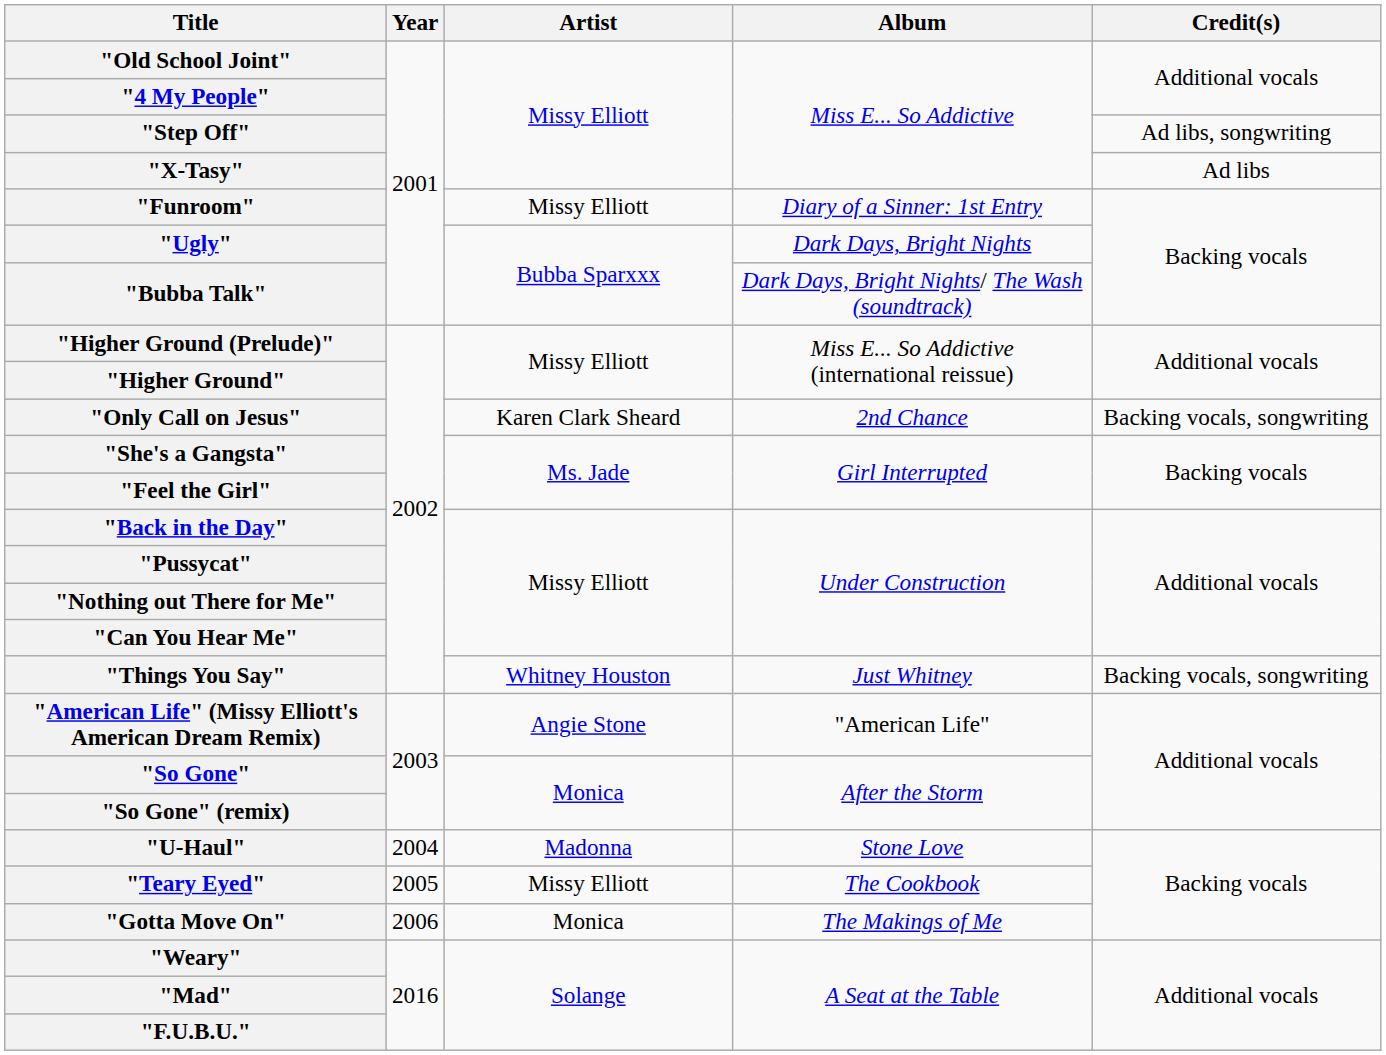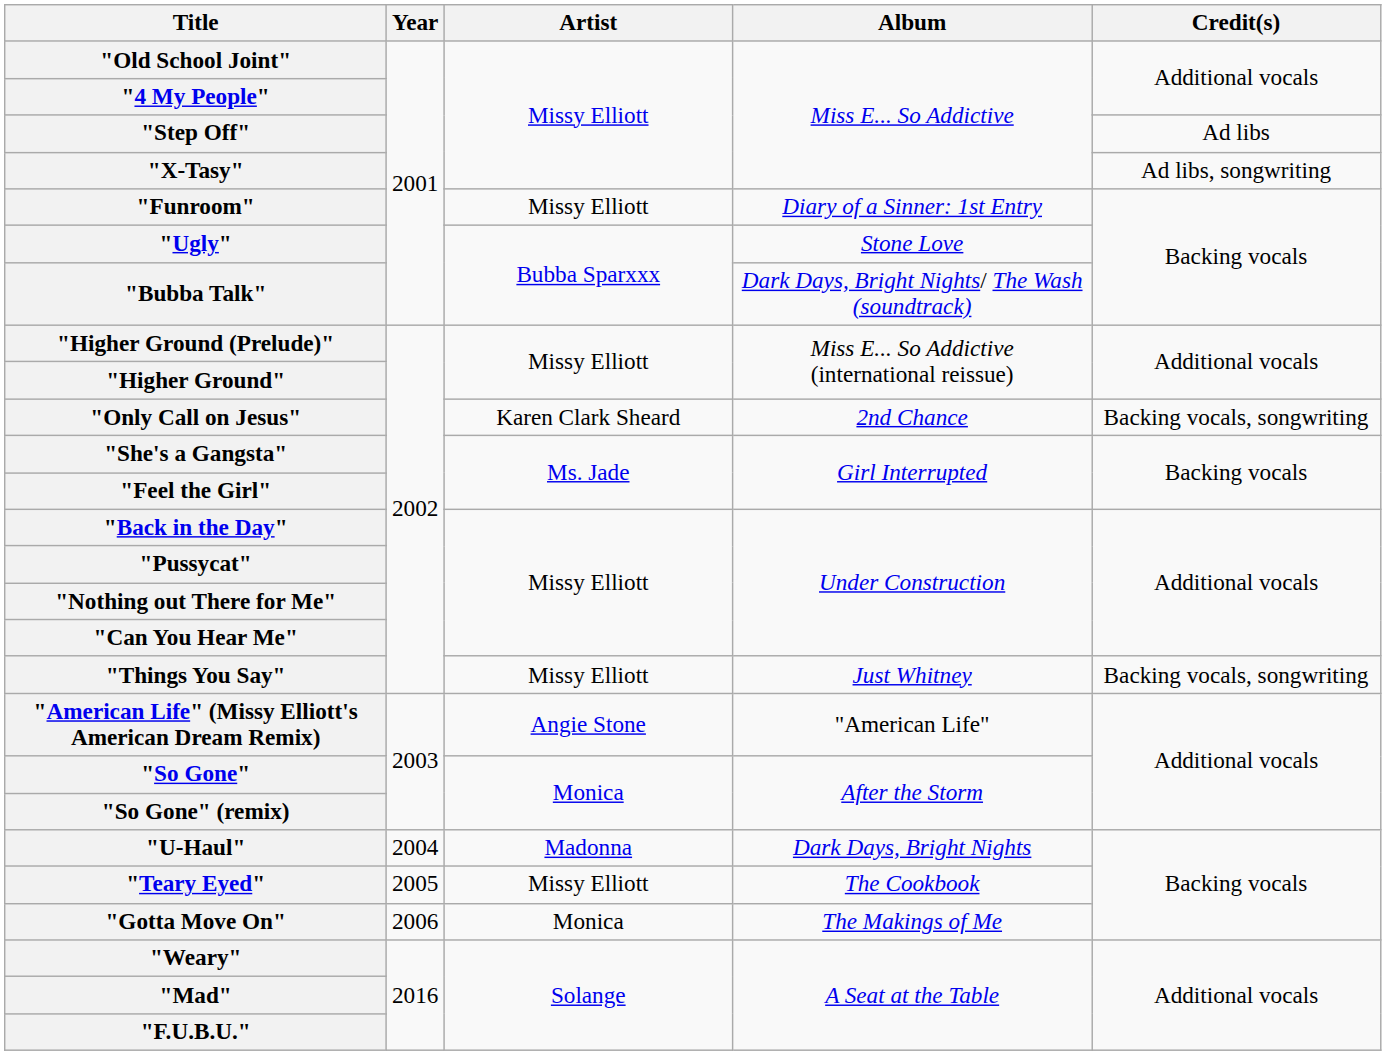(1236, 133) Ad libs, songwriting -> (1236, 133) Ad libs
(1236, 170) Ad libs -> (1236, 170) Ad libs, songwriting
(912, 243) Dark Days, Bright Nights -> (912, 243) Stone Love
(588, 674) Whitney Houston -> (588, 674) Missy Elliott
(912, 847) Stone Love -> (912, 847) Dark Days, Bright Nights
